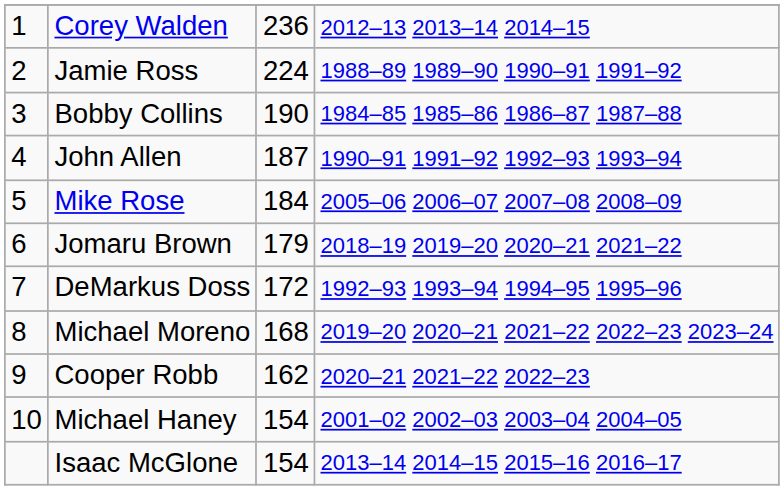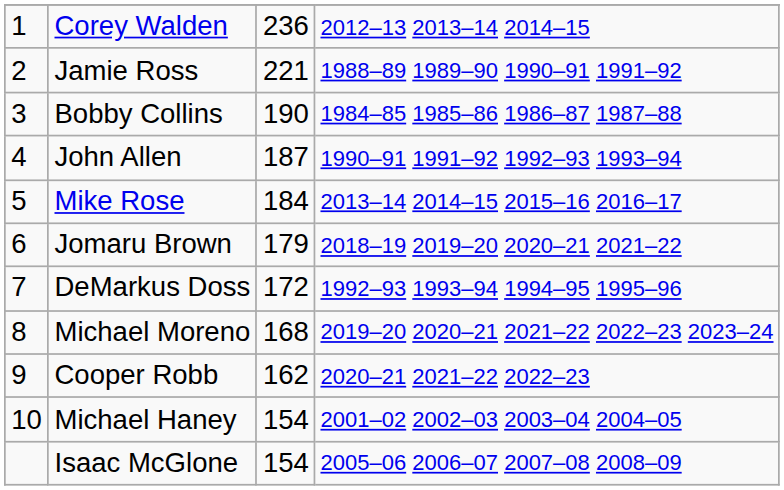(286, 69) 224 -> (286, 69) 221
(501, 201) 2005–06 2006–07 2007–08 2008–09 -> (501, 201) 2013–14 2014–15 2015–16 2016–17
(501, 463) 2013–14 2014–15 2015–16 2016–17 -> (501, 463) 2005–06 2006–07 2007–08 2008–09
